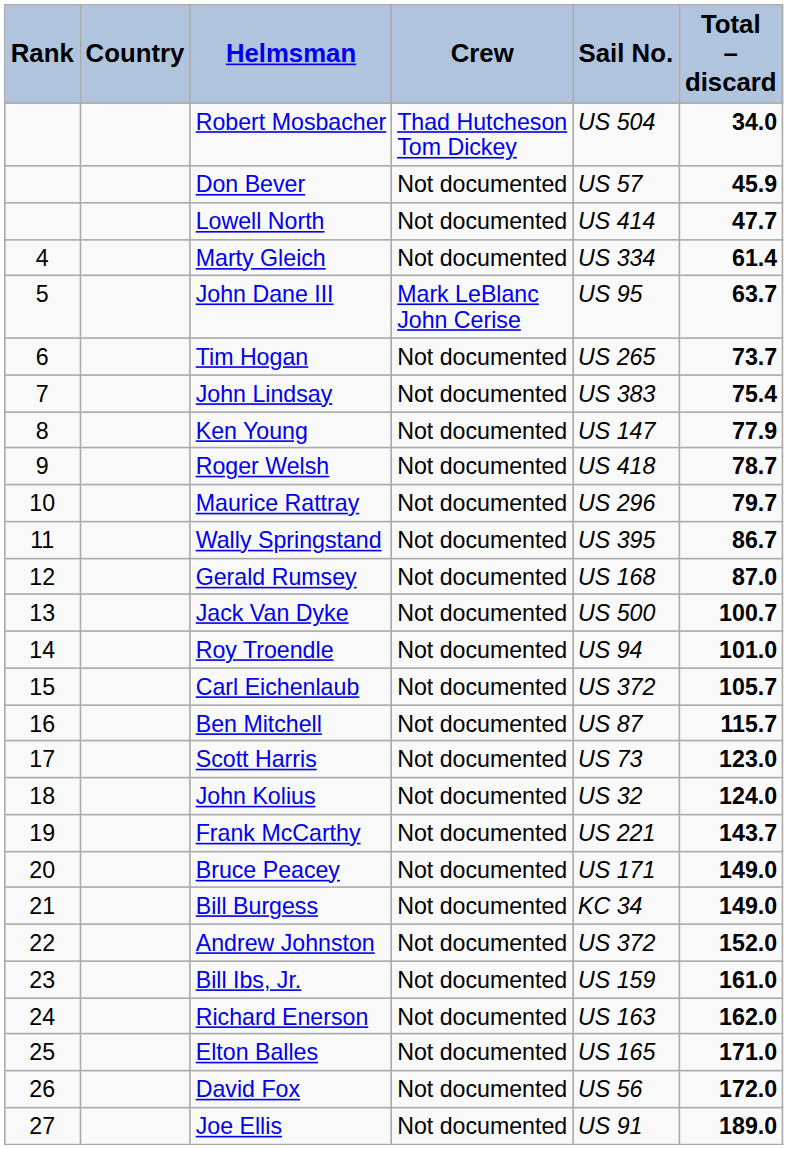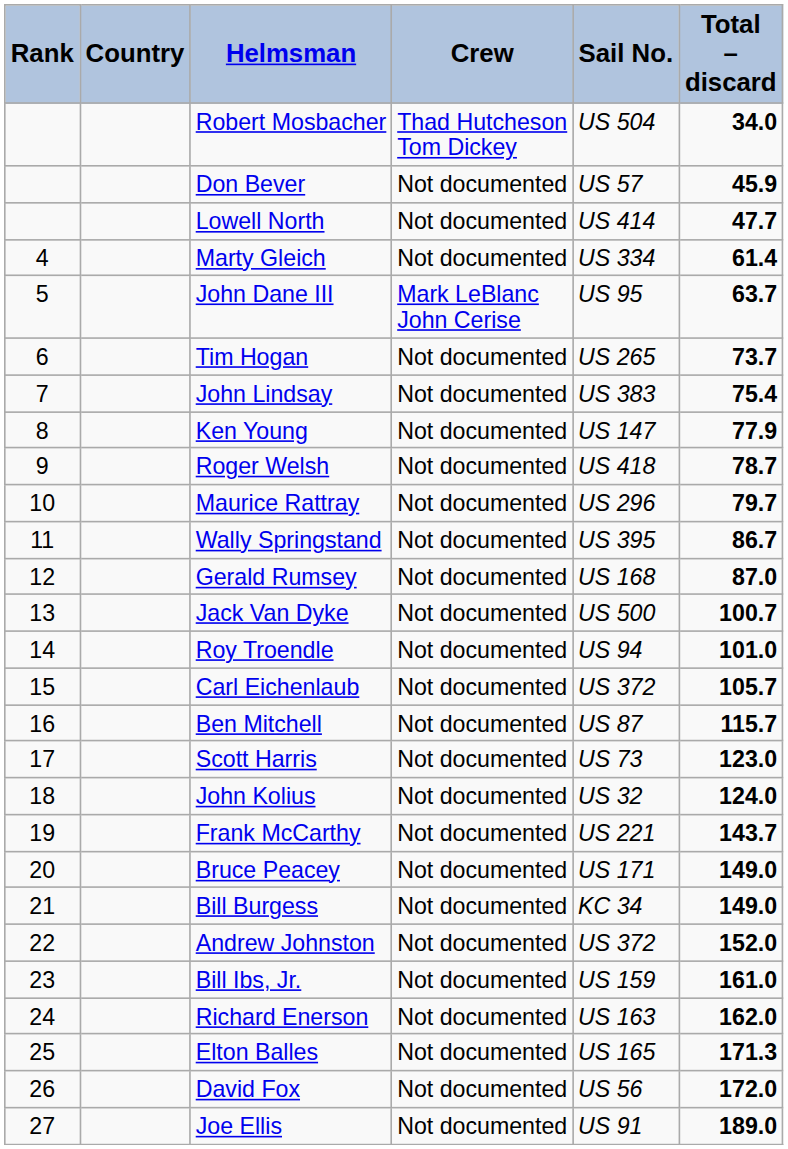(748, 1053) 171.0 -> (748, 1053) 171.3
